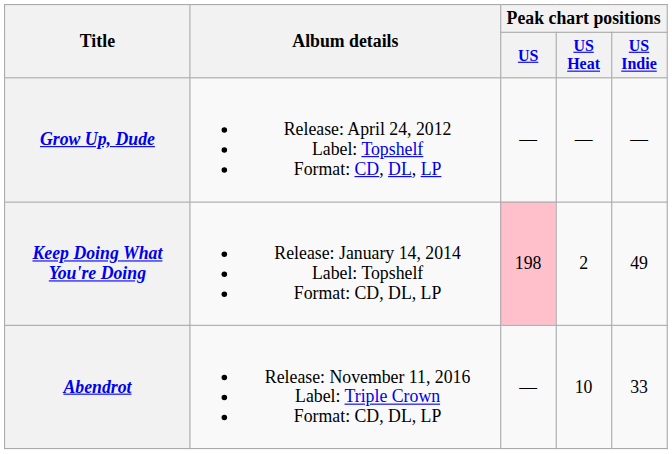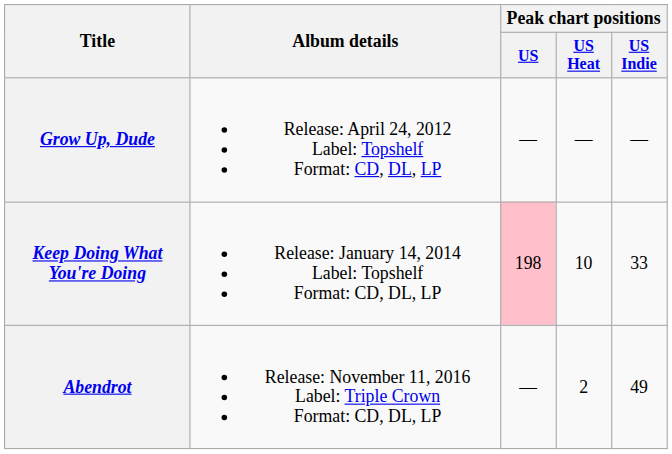(584, 263) 2 -> (584, 263) 10
(639, 263) 49 -> (639, 263) 33
(584, 386) 10 -> (584, 386) 2
(639, 386) 33 -> (639, 386) 49
